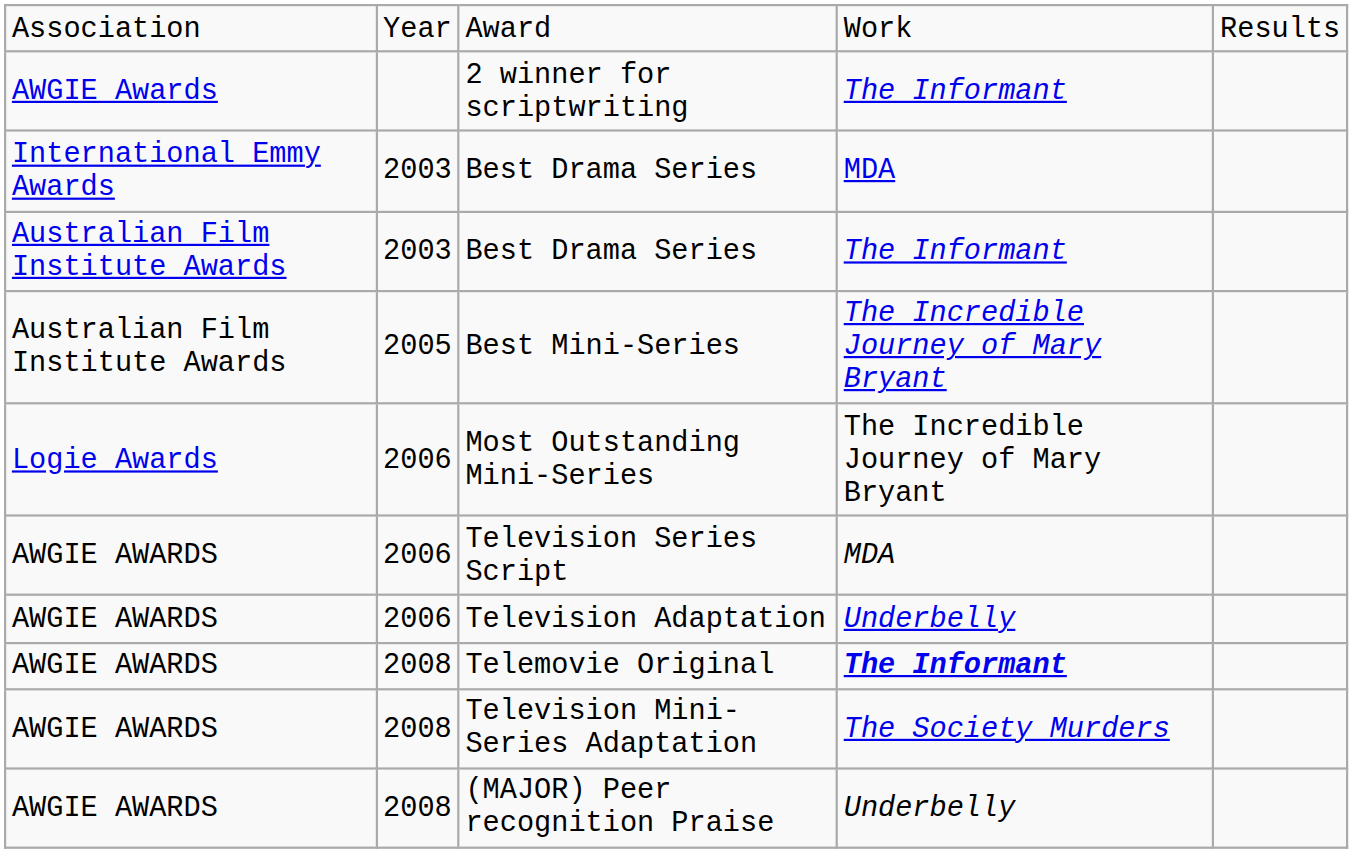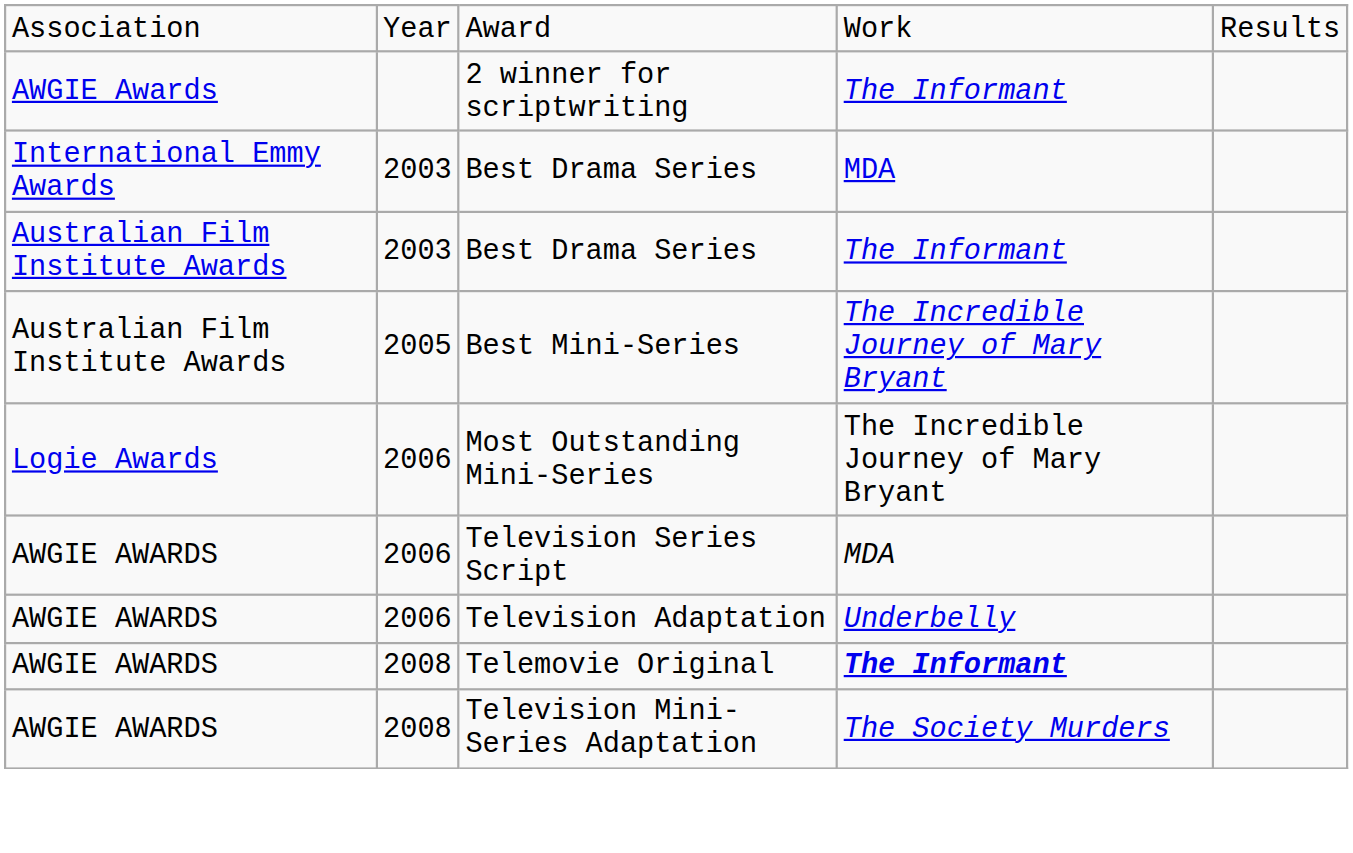- row: (115, 808)
